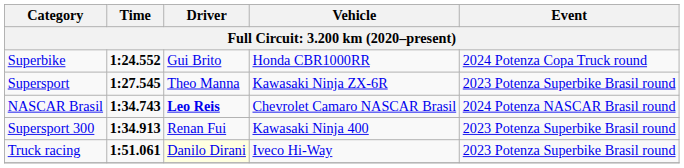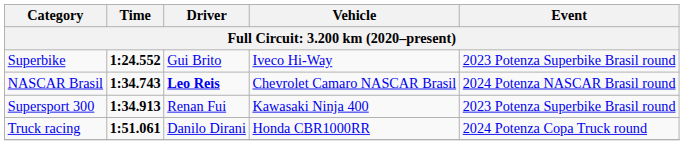(311, 60) Honda CBR1000RR -> (292, 60) Iveco Hi-Way
(555, 60) 2024 Potenza Copa Truck round -> (569, 60) 2023 Potenza Superbike Brasil round
- row: (39, 83)
(207, 151) lightyellow background -> (207, 128) no background
(292, 151) Iveco Hi-Way -> (311, 128) Honda CBR1000RR
(569, 151) 2023 Potenza Superbike Brasil round -> (555, 128) 2024 Potenza Copa Truck round
